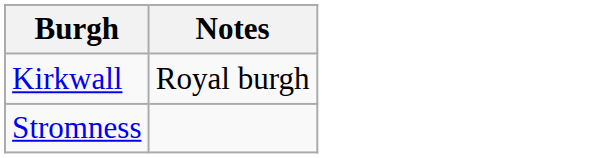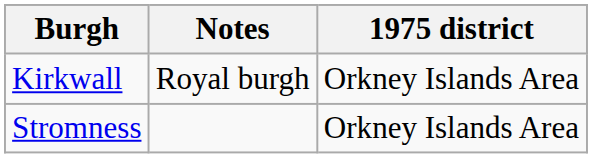+ column: (451, 29)
